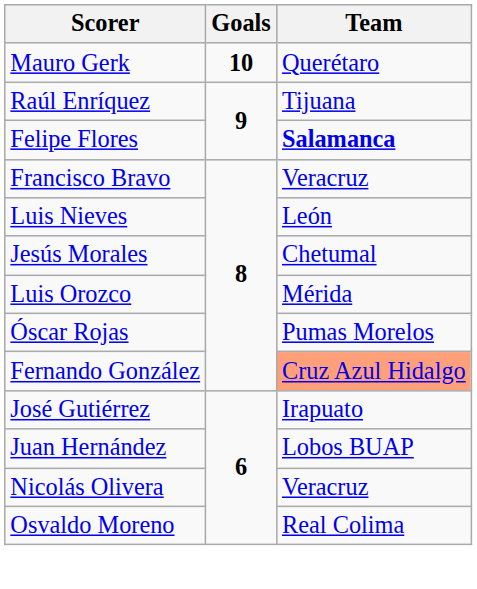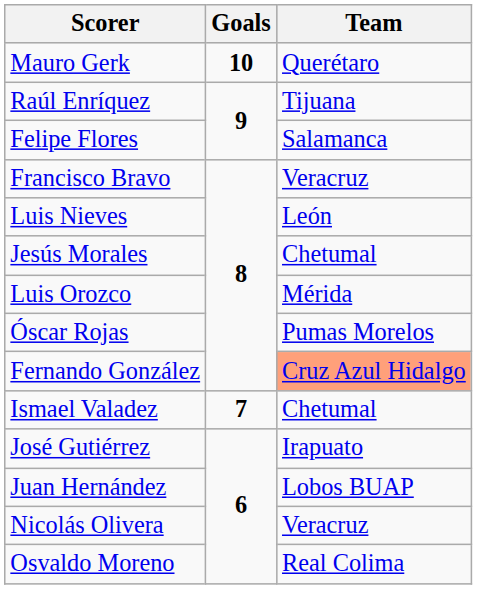(339, 139) bold -> (335, 139) normal
+ row: (84, 409)
